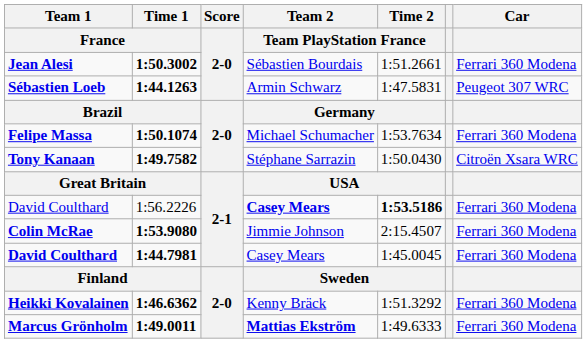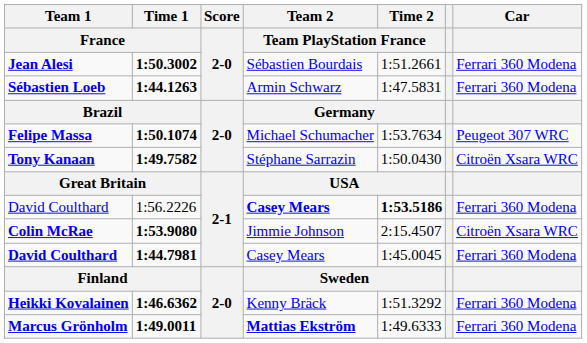(512, 87) Peugeot 307 WRC -> (516, 87) Ferrari 360 Modena
(516, 135) Ferrari 360 Modena -> (512, 135) Peugeot 307 WRC
(516, 231) Ferrari 360 Modena -> (517, 231) Citroën Xsara WRC
